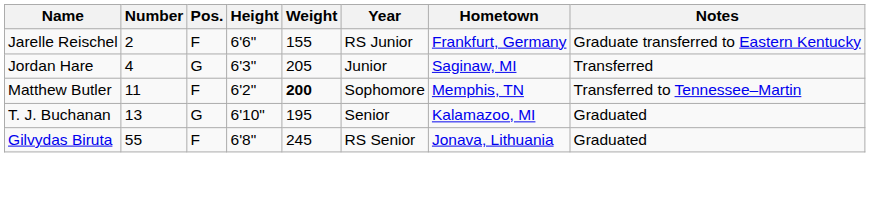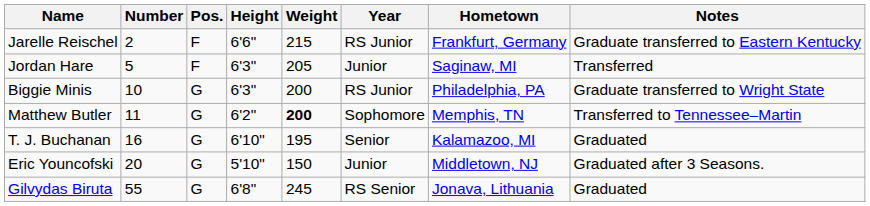(299, 41) 155 -> (299, 41) 215
(129, 66) 4 -> (129, 66) 5
(197, 66) G -> (195, 66) F
+ row: (50, 90)
(195, 90) F -> (197, 115) G
(133, 115) 13 -> (133, 139) 16
+ row: (61, 164)
(195, 139) F -> (197, 189) G
